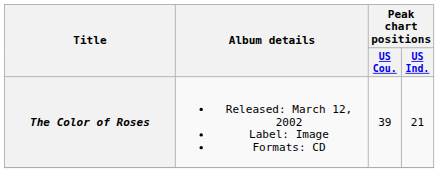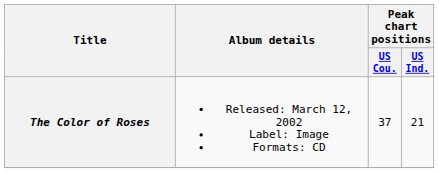(385, 122) 39 -> (385, 122) 37
